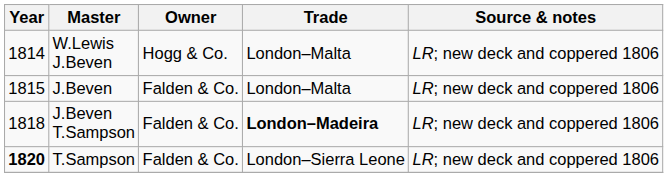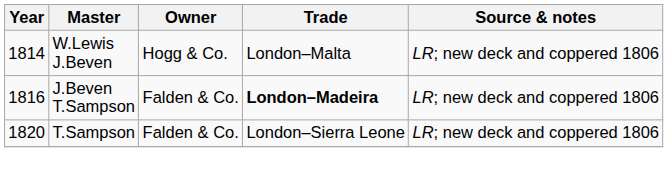- row: (82, 88)
(27, 123) 1818 -> (27, 97) 1816
(27, 159) bold -> (27, 133) normal
